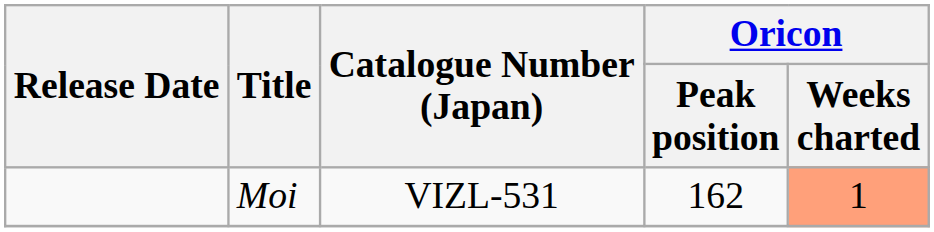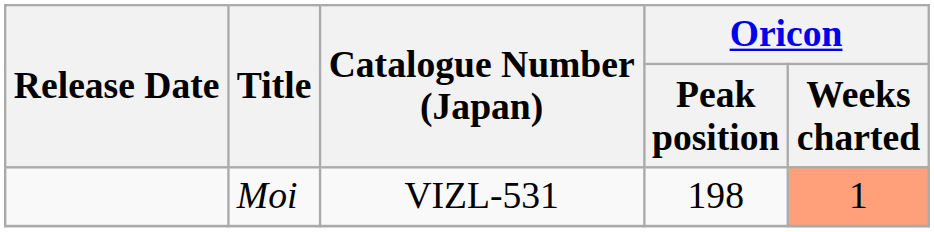(716, 195) 162 -> (716, 195) 198
